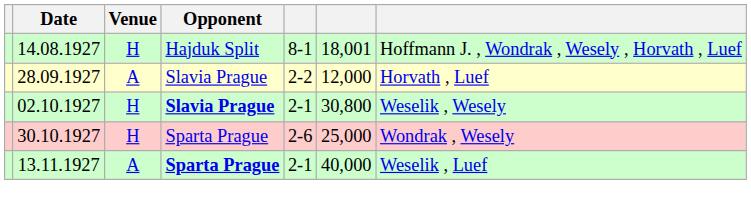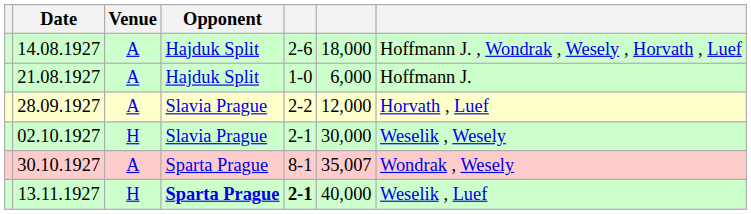(133, 48) H -> (133, 48) A
(300, 48) 8-1 -> (300, 48) 2-6
(346, 48) 18,001 -> (346, 48) 18,000
+ row: (59, 77)
(220, 106) bold -> (216, 135) normal
(346, 106) 30,800 -> (346, 135) 30,000
(133, 135) H -> (133, 164) A
(300, 135) 2-6 -> (300, 164) 8-1
(346, 135) 25,000 -> (346, 164) 35,007
(133, 164) A -> (133, 194) H
(300, 164) normal -> (300, 194) bold
